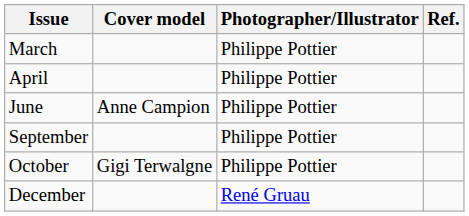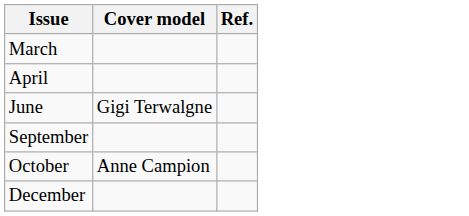- column: (320, 19)
(153, 107) Anne Campion -> (154, 107) Gigi Terwalgne
(154, 166) Gigi Terwalgne -> (153, 166) Anne Campion
